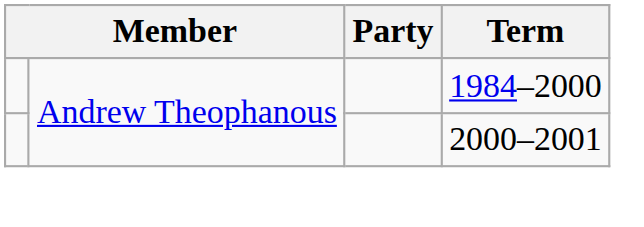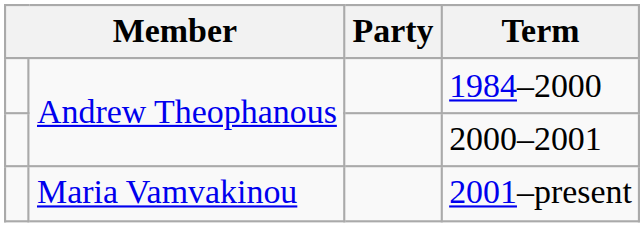+ row: (541, 192)
